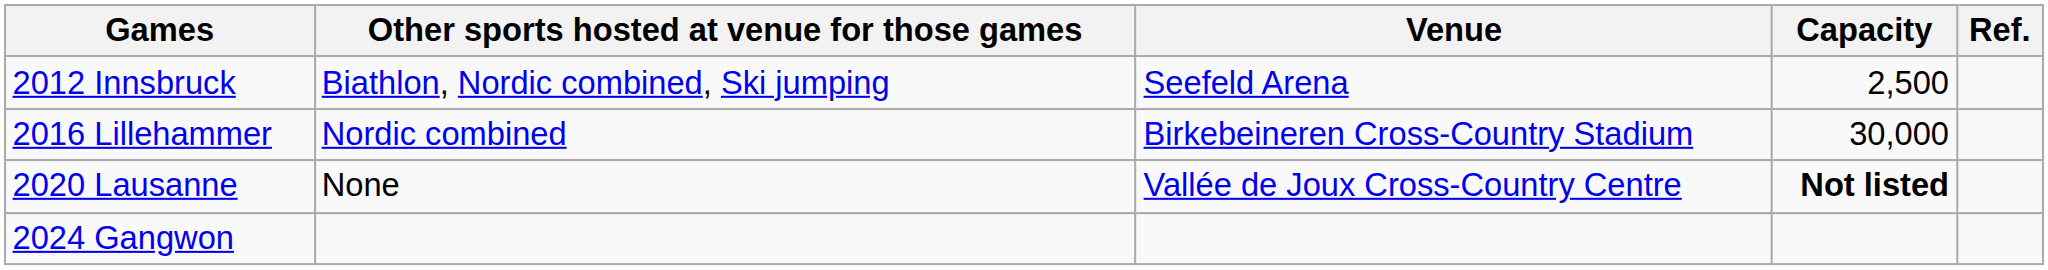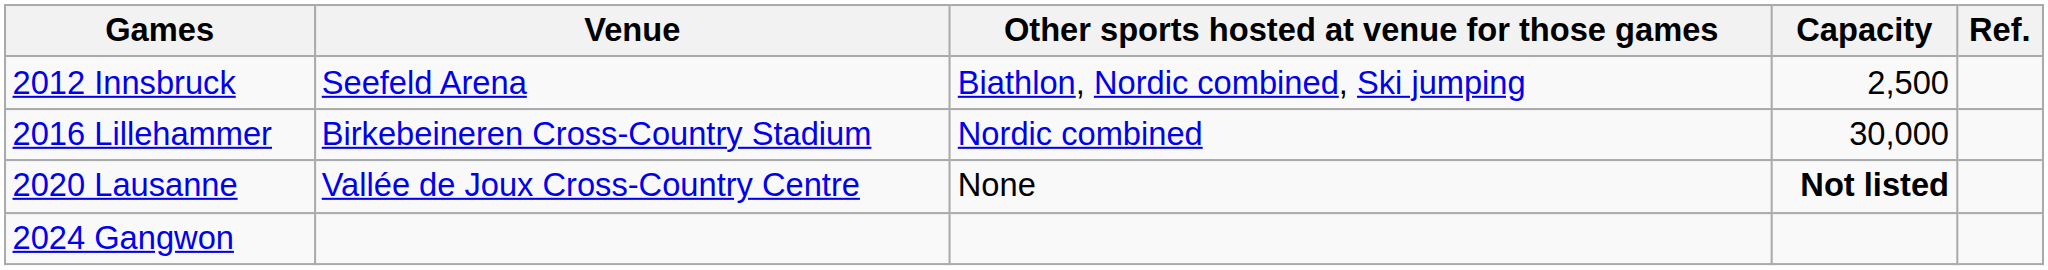columns swapped: (1454, 30) <-> (725, 30)
